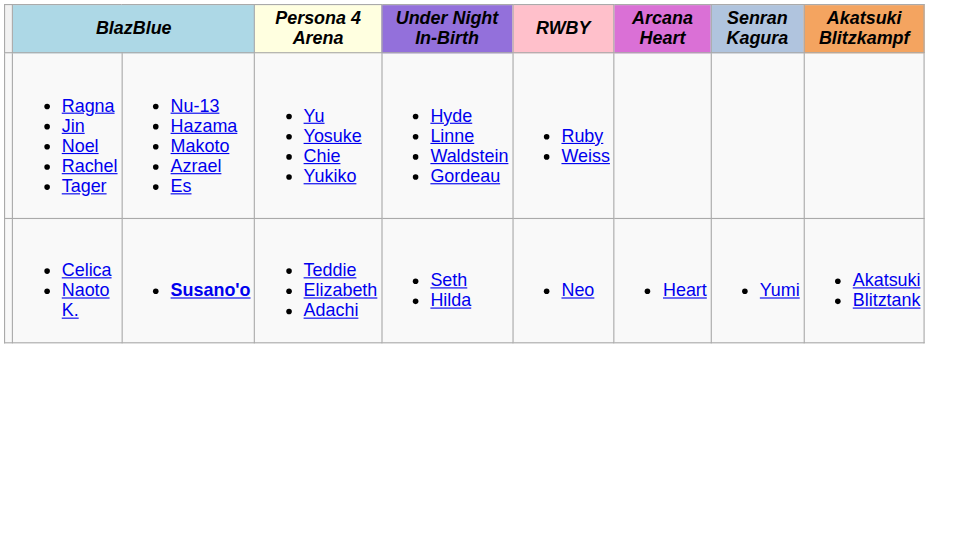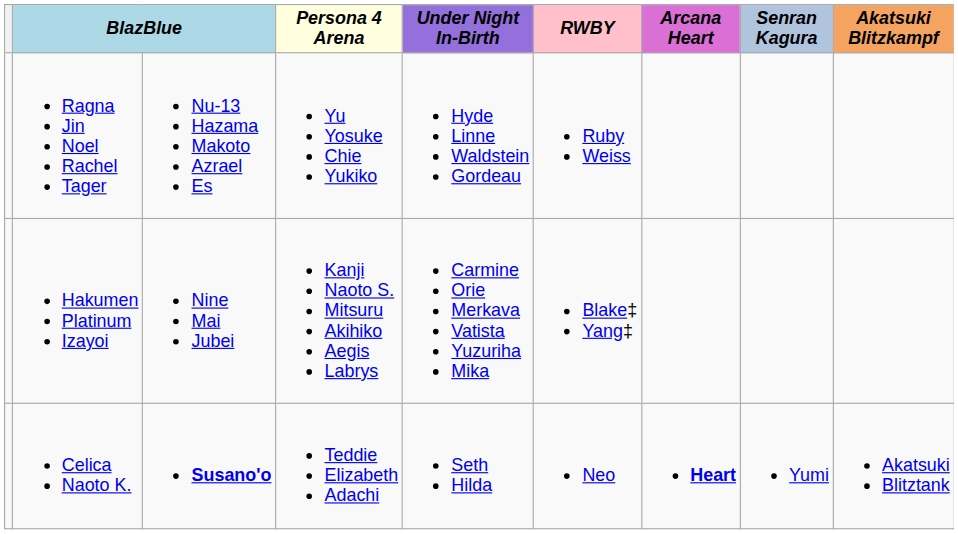+ row: (78, 321)
(662, 291) normal -> (691, 476) bold
